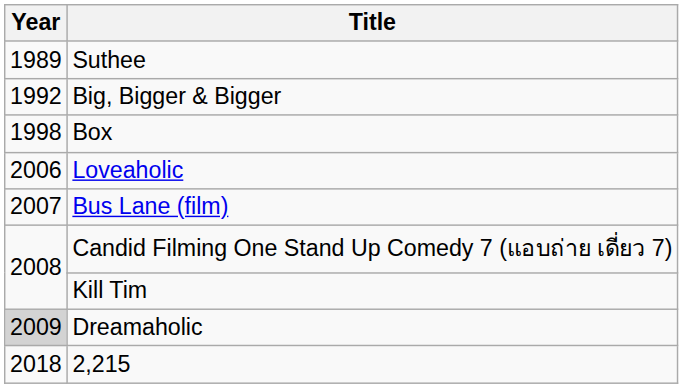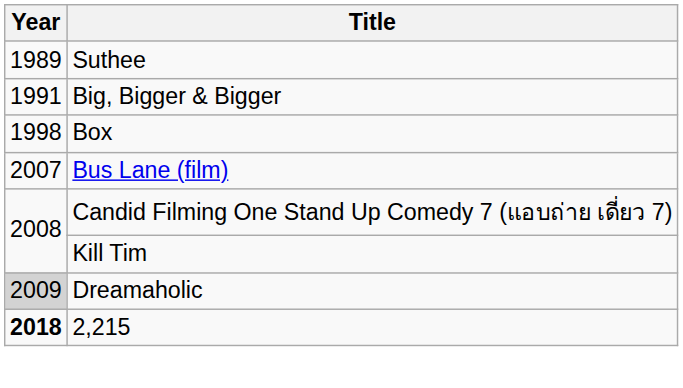(36, 96) 1992 -> (36, 96) 1991
- row: (128, 170)
(36, 364) normal -> (36, 327) bold
